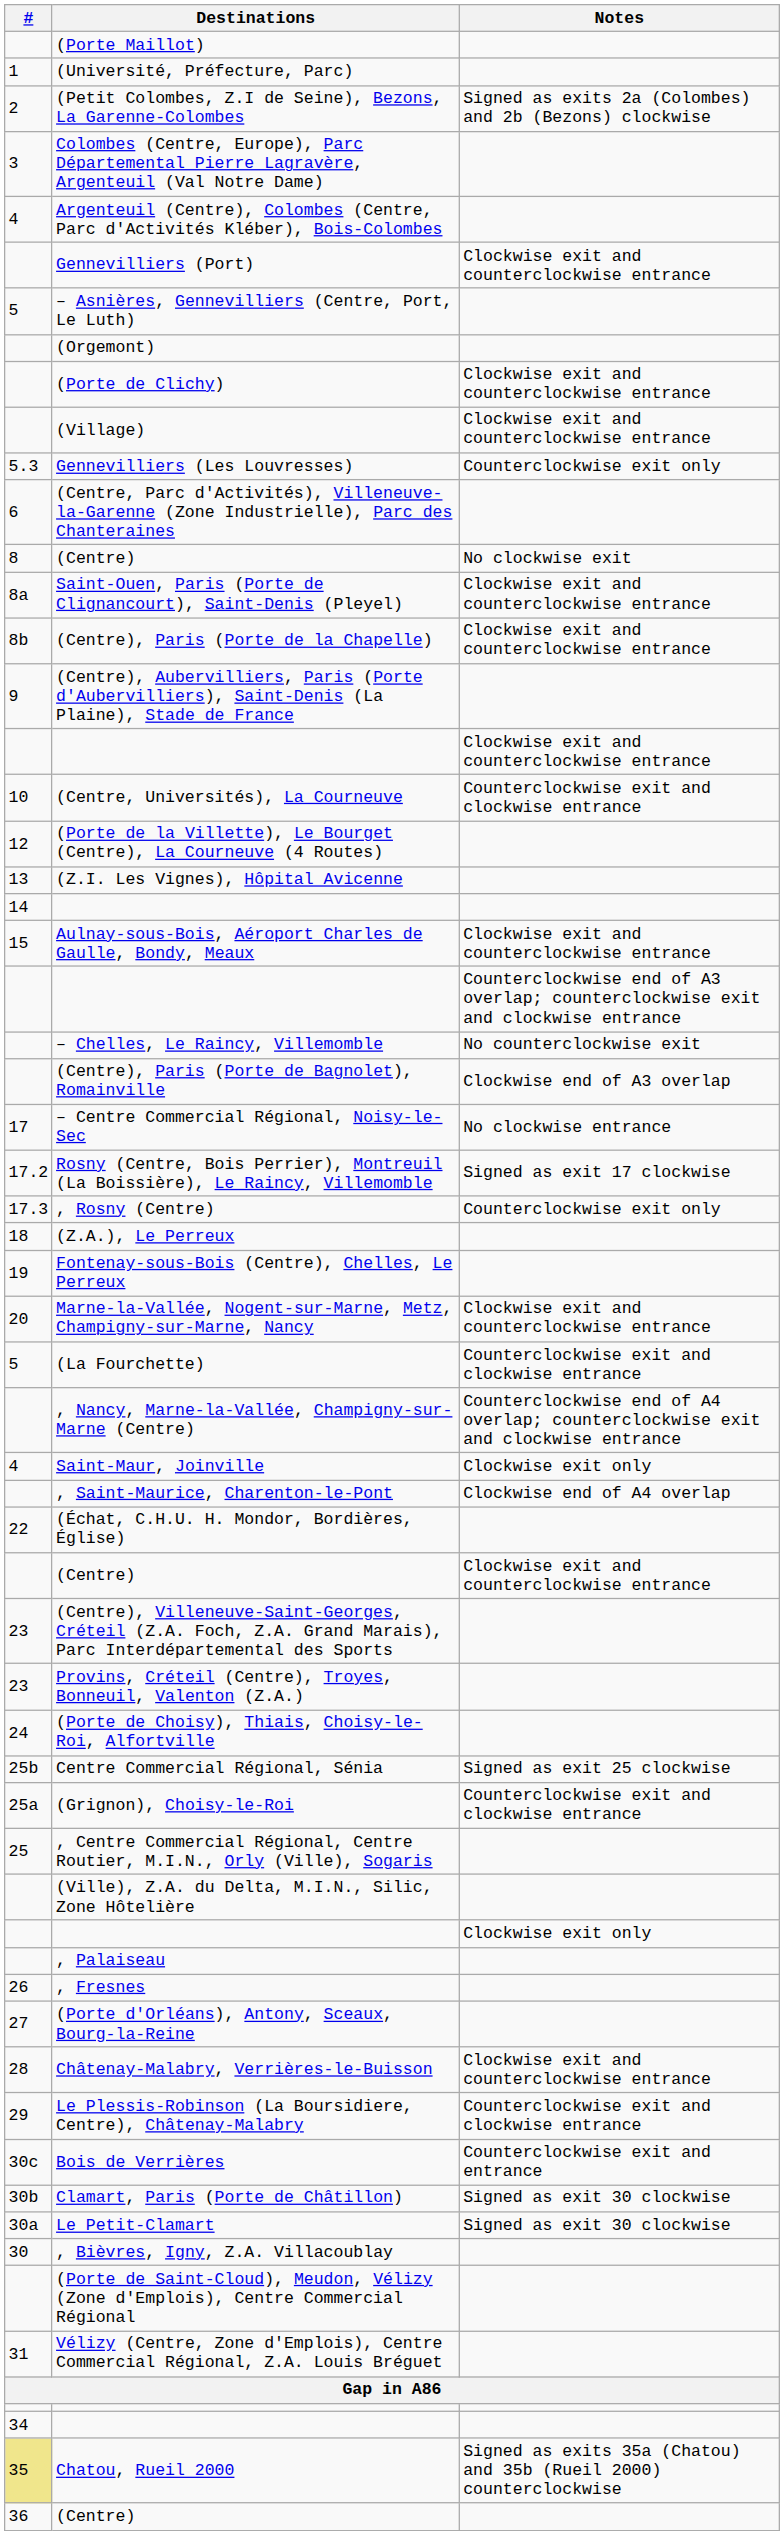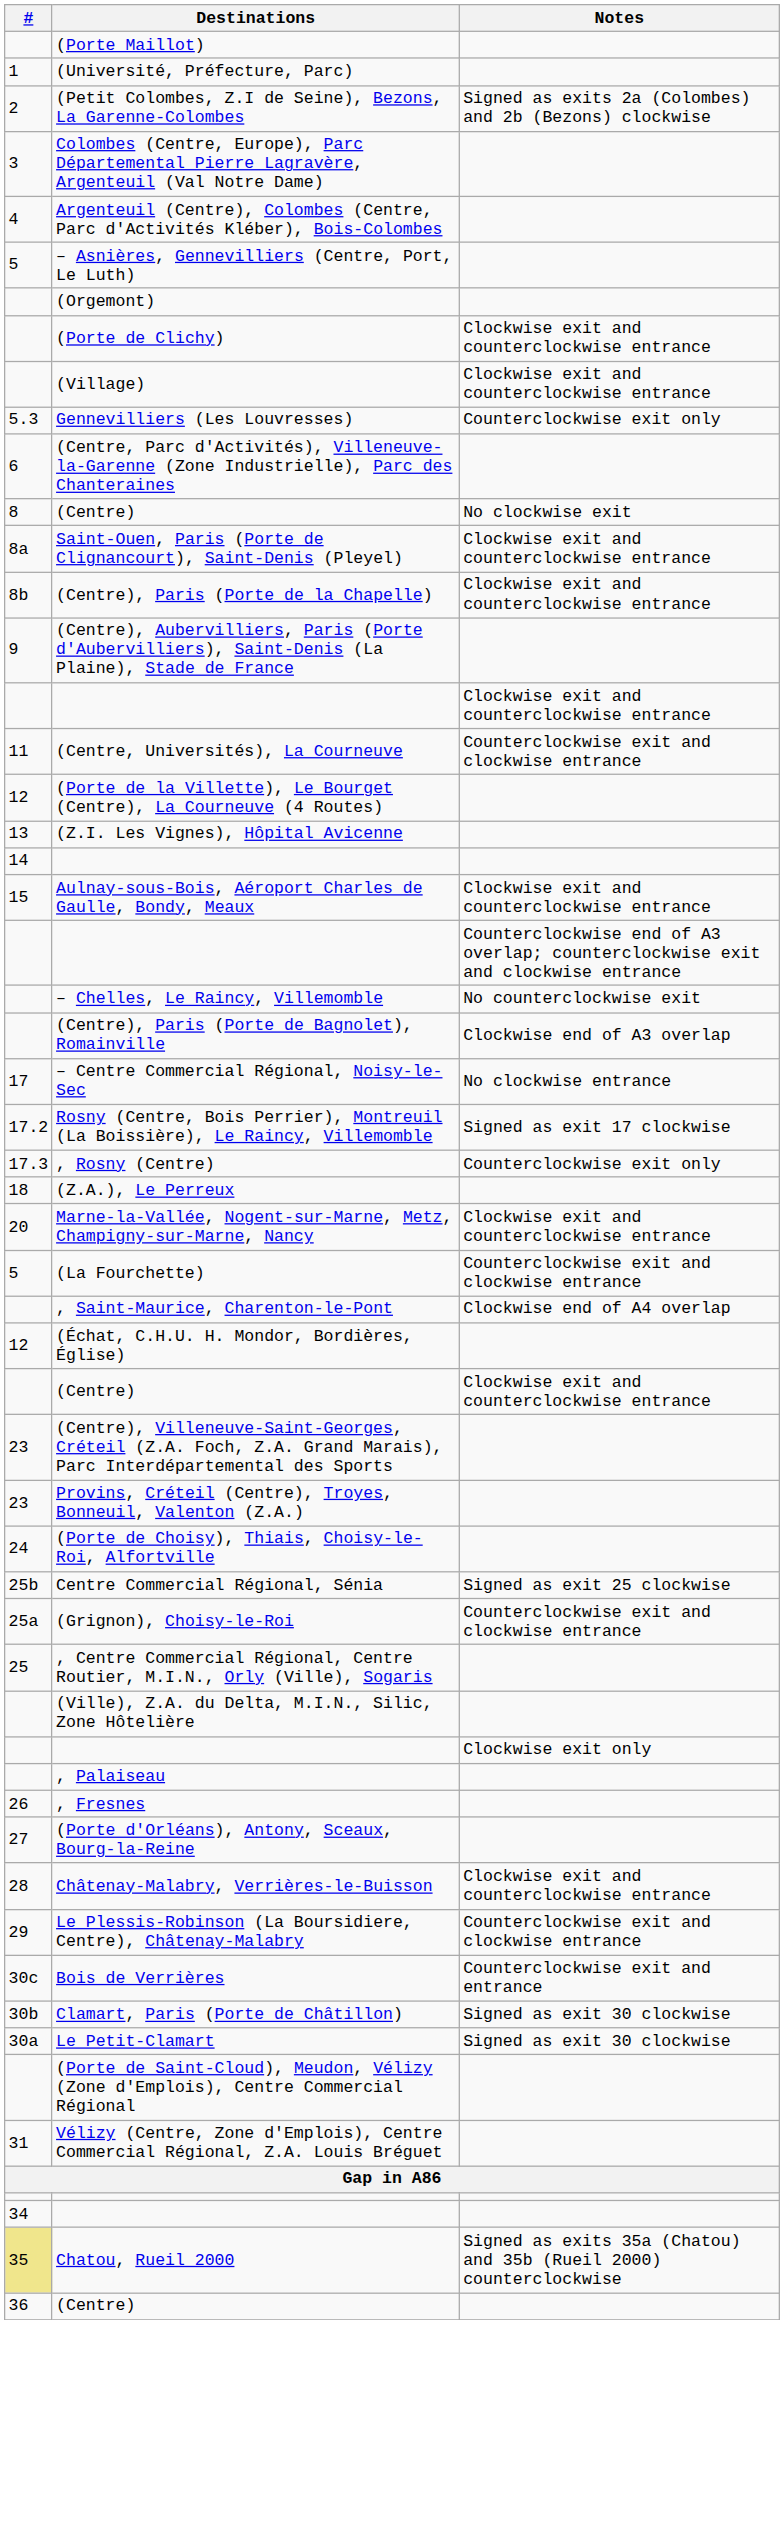- row: (155, 265)
(18, 798) 10 -> (18, 752) 11
- row: (254, 1273)
- row: (254, 1420)
- row: (160, 1466)
(18, 1530) 22 -> (18, 1346) 12
- row: (225, 2252)
